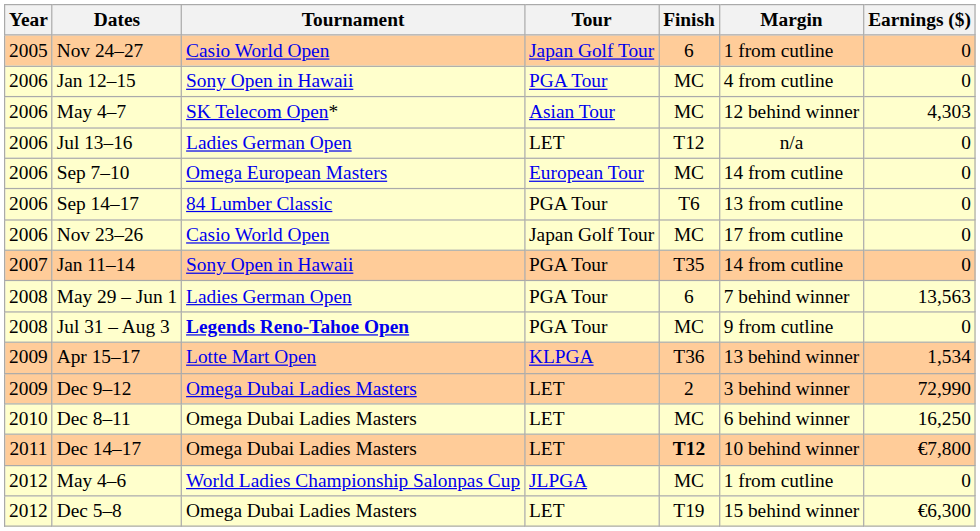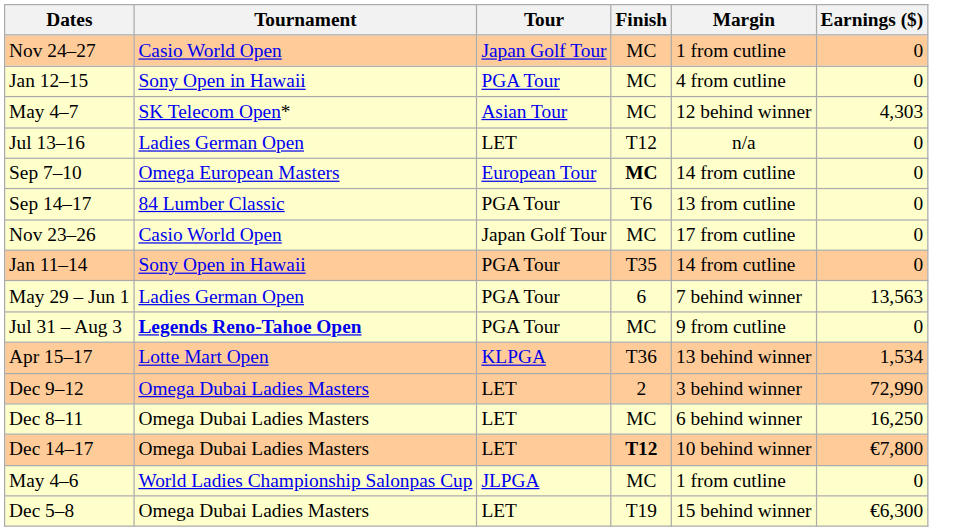- column: (28, 19)
(689, 50) 6 -> (641, 50) MC
(689, 173) normal -> (641, 173) bold
